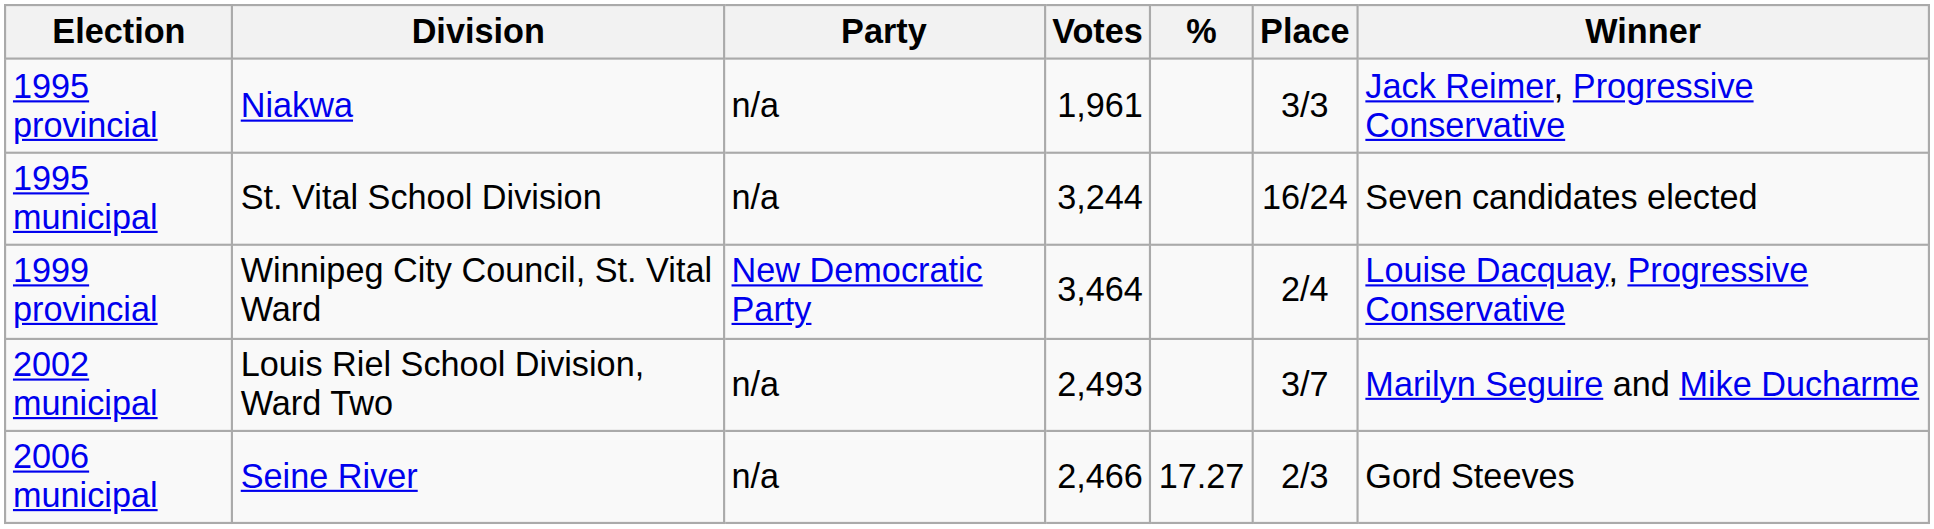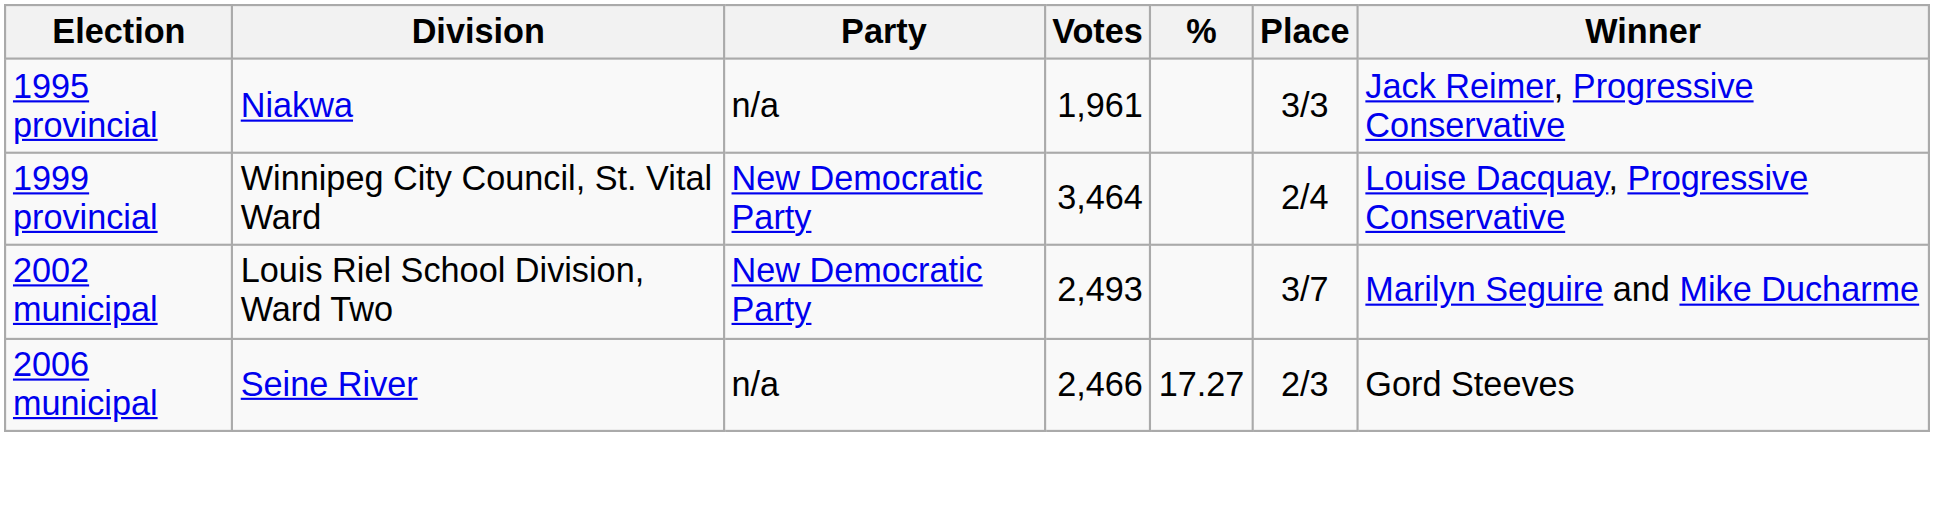- row: (85, 198)
(755, 383) n/a -> (857, 290) New Democratic Party
